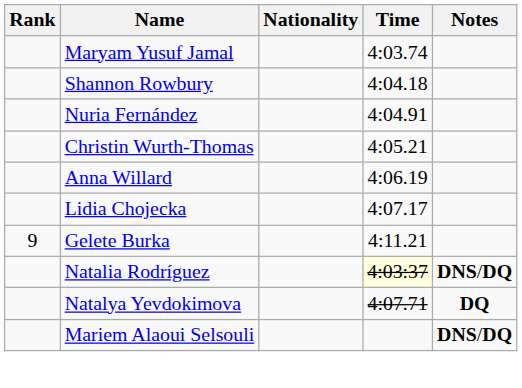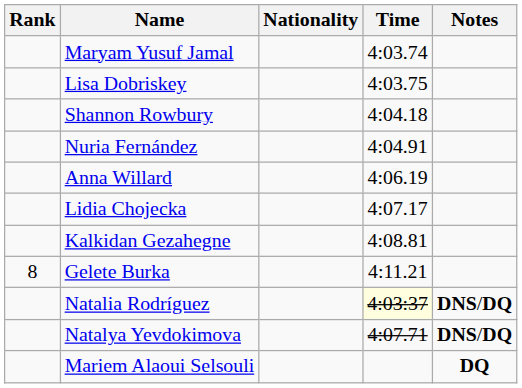+ row: (126, 83)
- row: (159, 146)
+ row: (148, 240)
(32, 240) 9 -> (32, 271) 8
(475, 303) DQ -> (475, 334) DNS/DQ
(475, 334) DNS/DQ -> (475, 366) DQ
